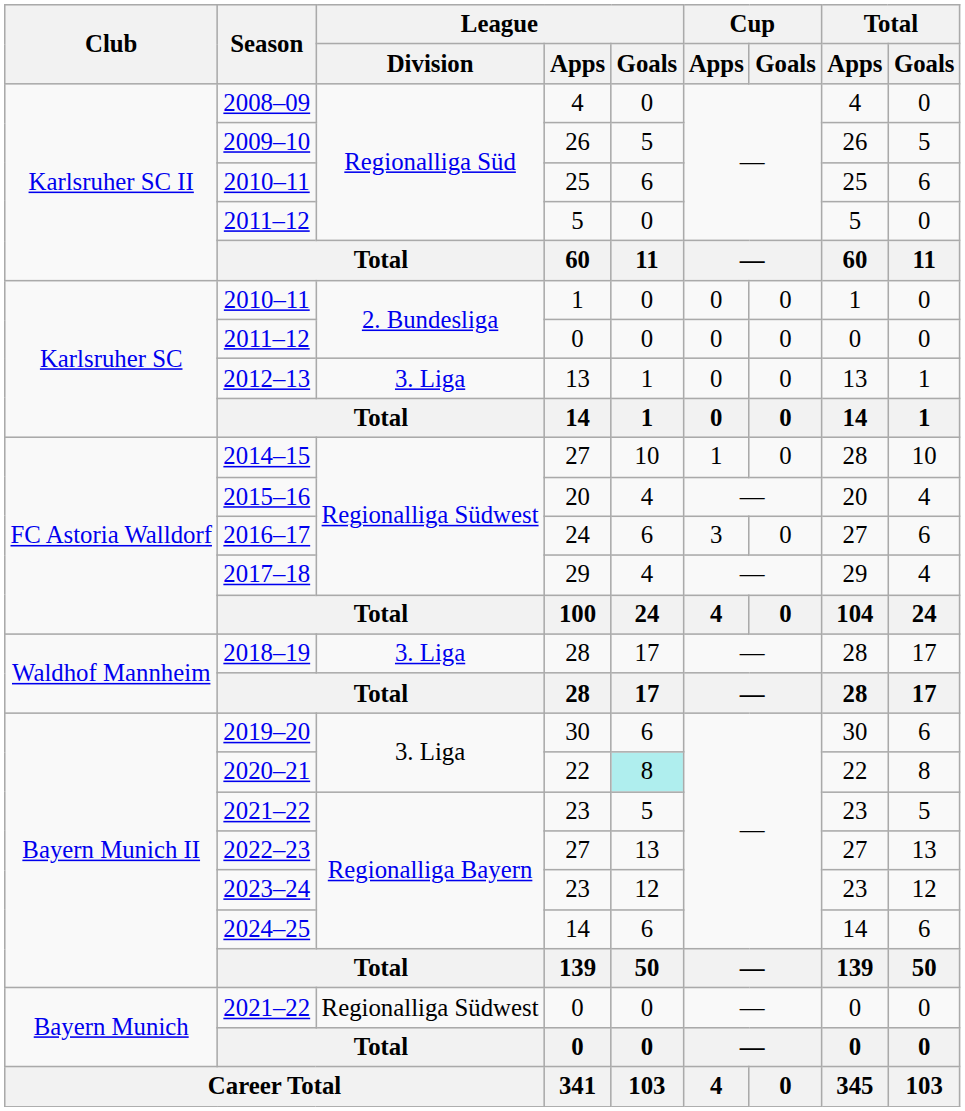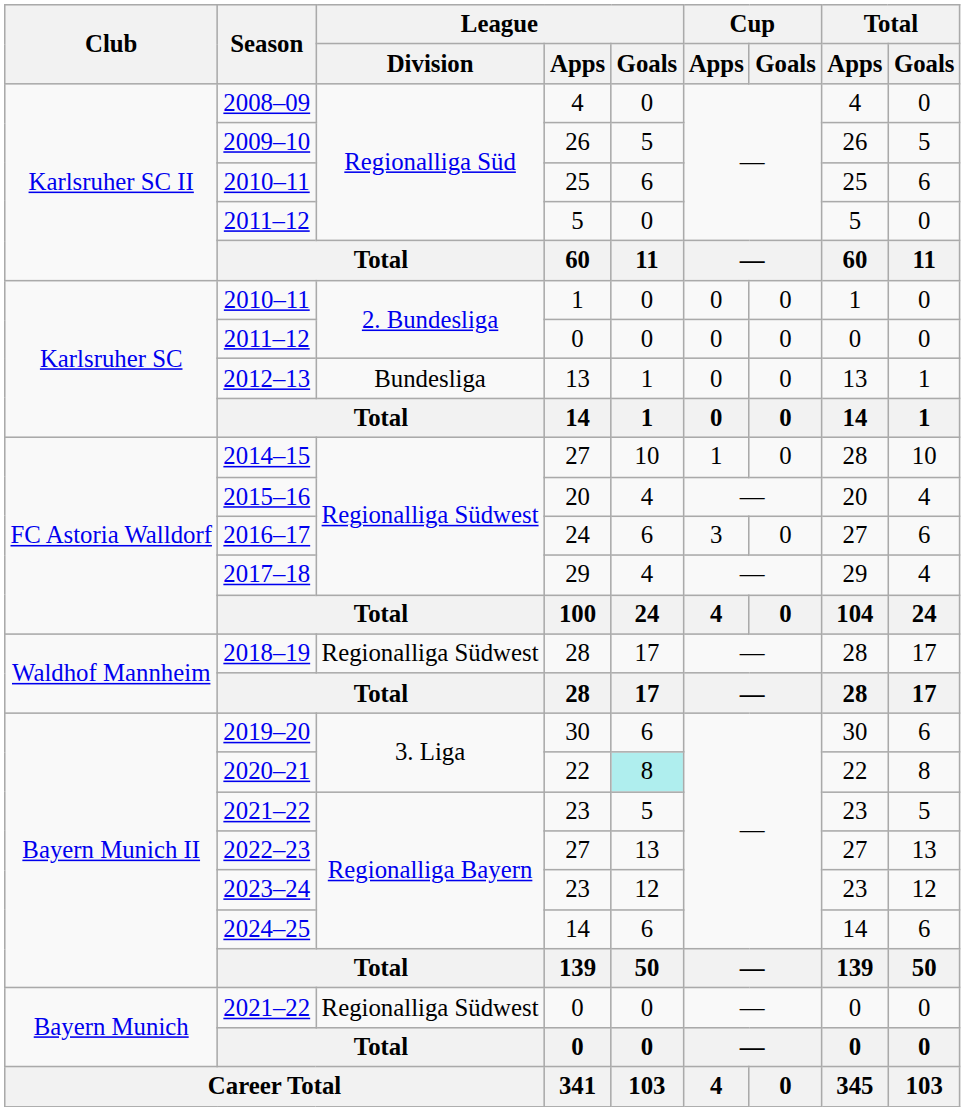(430, 378) 3. Liga -> (430, 378) Bundesliga
(430, 653) 3. Liga -> (430, 653) Regionalliga Südwest
